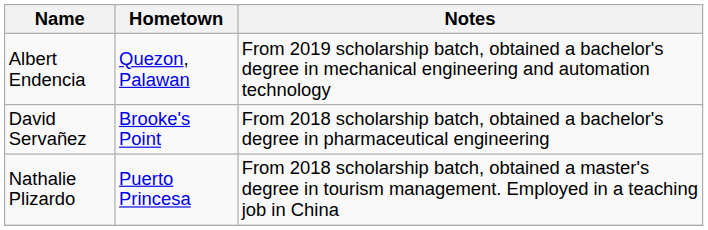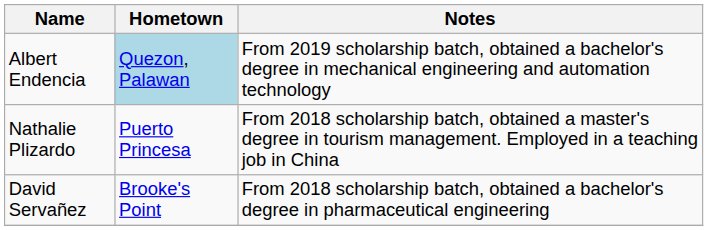(154, 68) no background -> (154, 68) lightblue background
rows swapped: (43, 189) <-> (48, 129)
